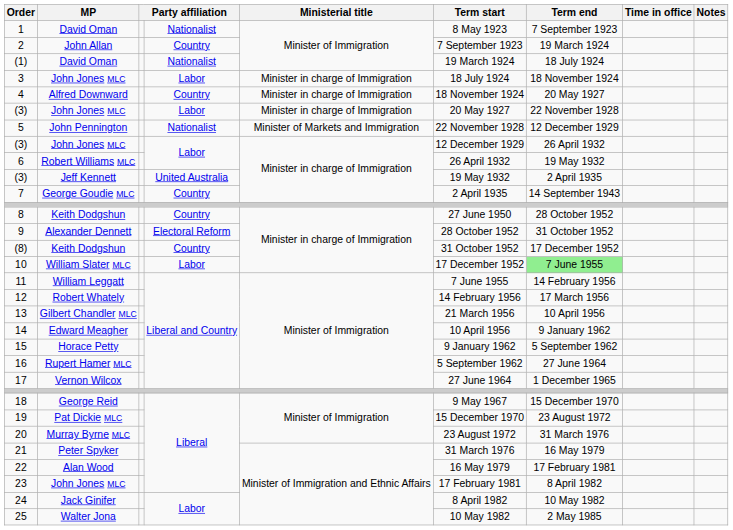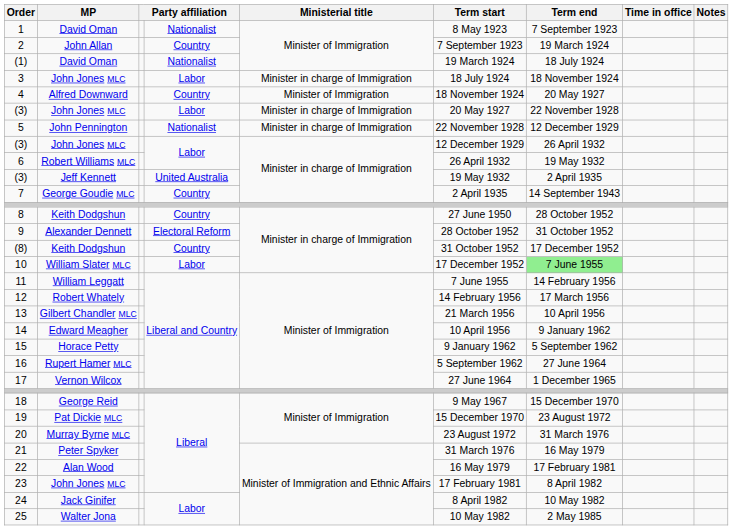(336, 95) Minister in charge of Immigration -> (336, 95) Minister of Immigration
(336, 128) Minister of Markets and Immigration -> (336, 128) Minister in charge of Immigration
